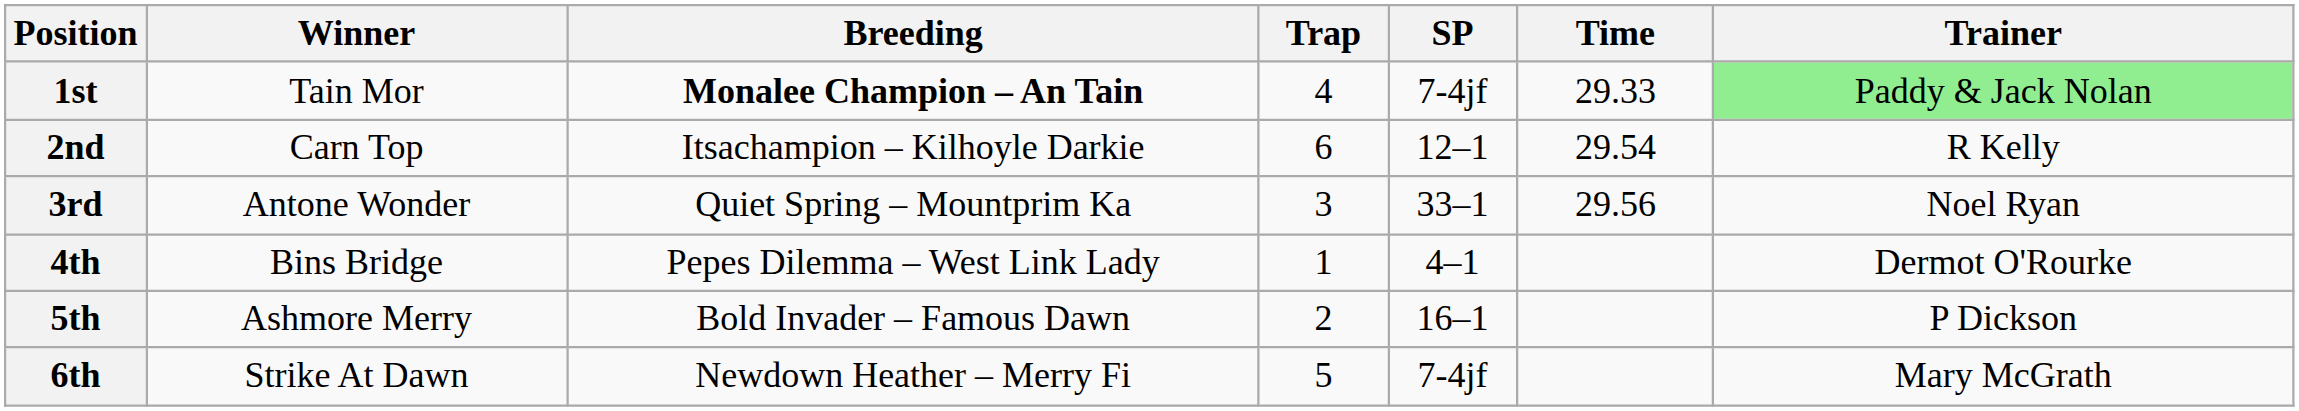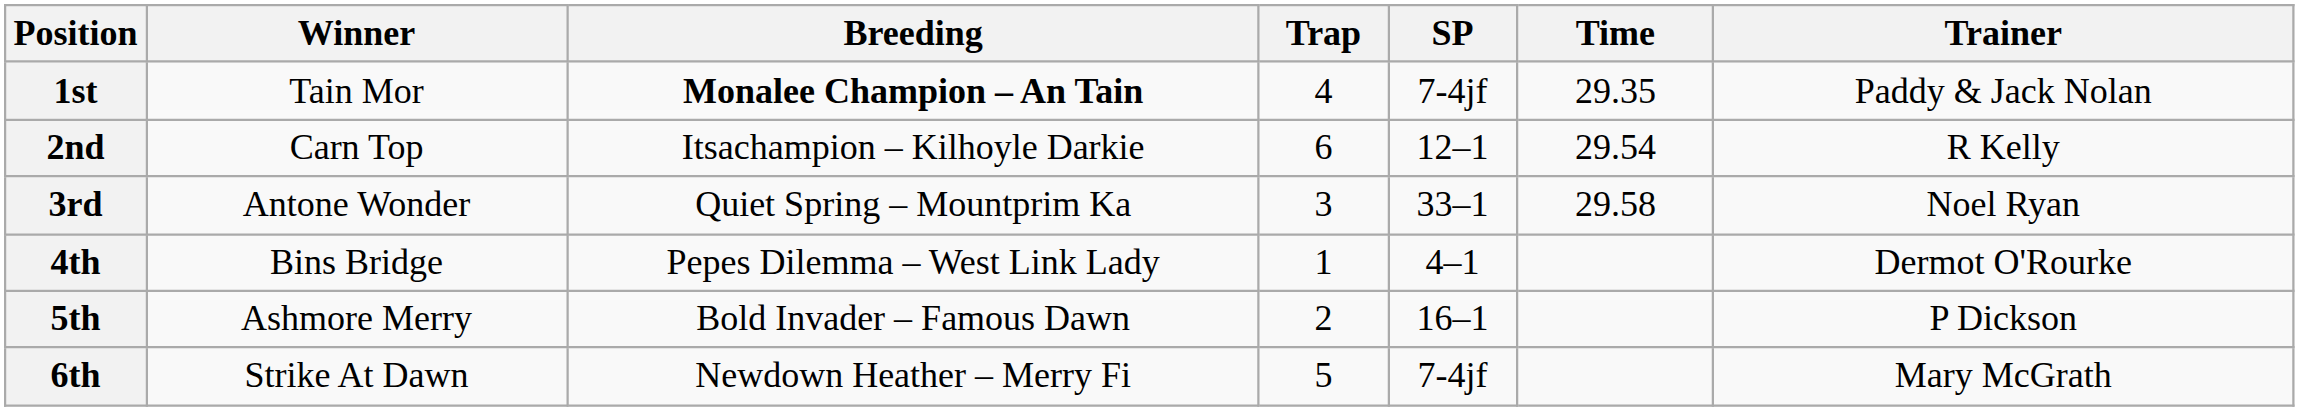(1615, 90) 29.33 -> (1615, 90) 29.35
(2003, 90) lightgreen background -> (2003, 90) no background
(1615, 204) 29.56 -> (1615, 204) 29.58
